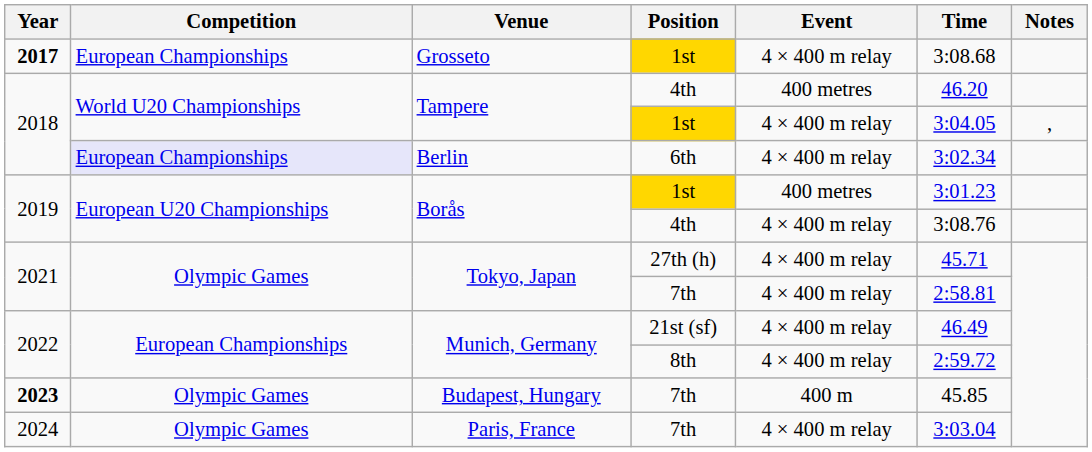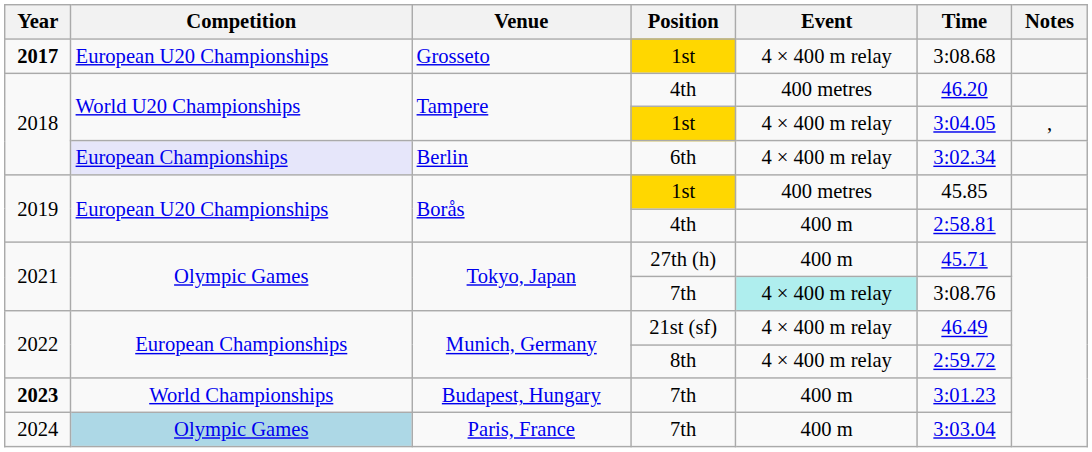(182, 55) European Championships -> (202, 55) European U20 Championships
(965, 191) 3:01.23 -> (965, 191) 45.85
(827, 225) 4 × 400 m relay -> (827, 225) 400 m
(965, 225) 3:08.76 -> (965, 225) 2:58.81
(827, 259) 4 × 400 m relay -> (827, 259) 400 m
(827, 293) no background -> (827, 293) paleturquoise background
(965, 293) 2:58.81 -> (965, 293) 3:08.76
(241, 395) Olympic Games -> (241, 395) World Championships
(965, 395) 45.85 -> (965, 395) 3:01.23
(241, 429) no background -> (241, 429) lightblue background
(827, 429) 4 × 400 m relay -> (827, 429) 400 m
